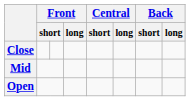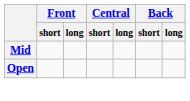- row: (20, 50)
